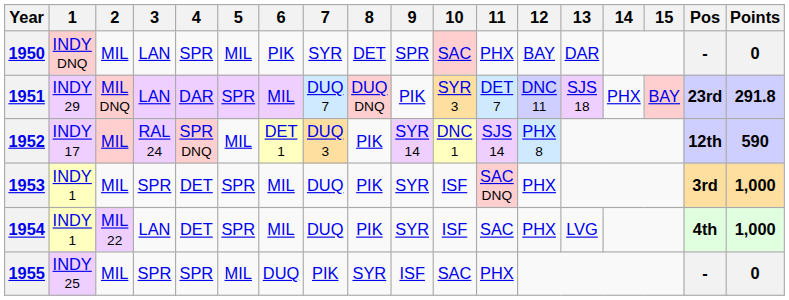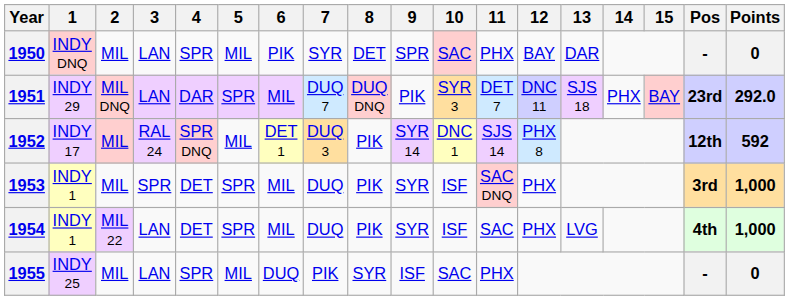(755, 97) 291.8 -> (755, 97) 292.0
(755, 141) 590 -> (755, 141) 592
(154, 274) SPR -> (154, 274) LAN
